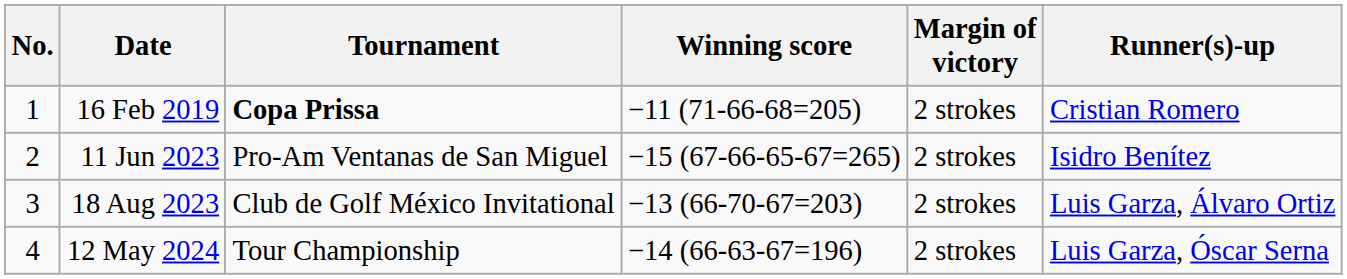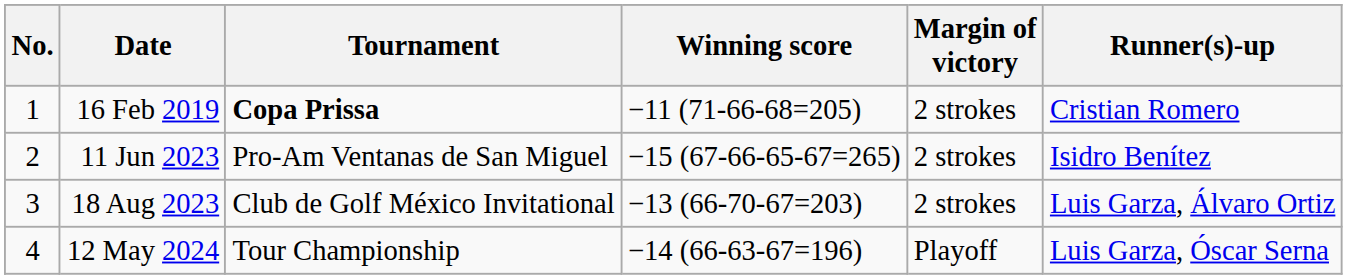(965, 250) 2 strokes -> (955, 250) Playoff
